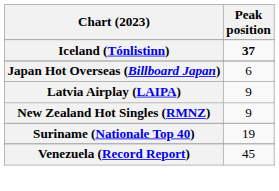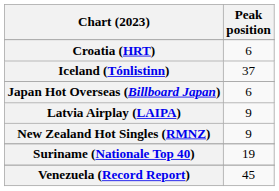+ row: (114, 50)
(249, 50) bold -> (249, 71) normal
